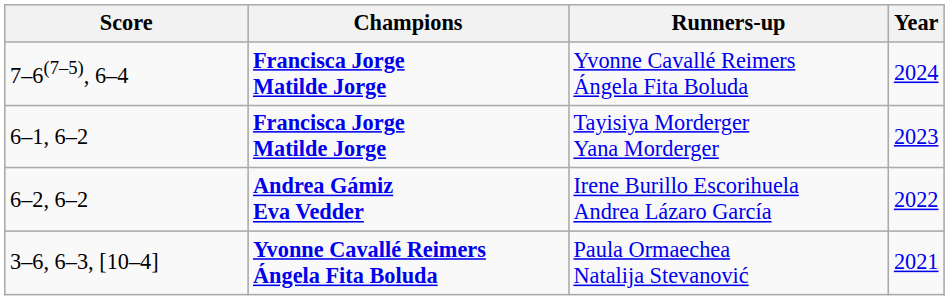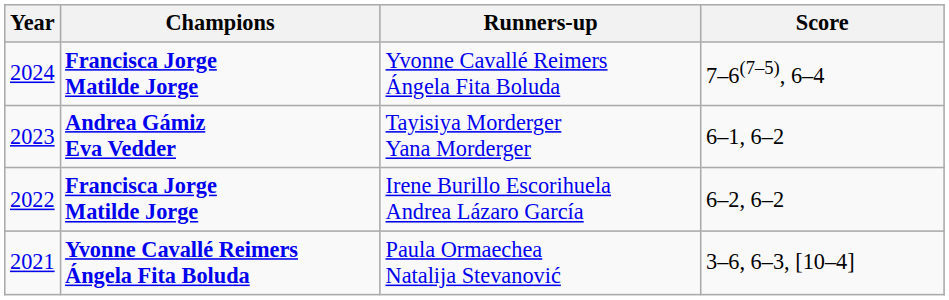columns swapped: (916, 23) <-> (126, 23)
(329, 136) Francisca Jorge Matilde Jorge -> (135, 136) Andrea Gámiz Eva Vedder
(323, 199) Andrea Gámiz Eva Vedder -> (141, 199) Francisca Jorge Matilde Jorge
